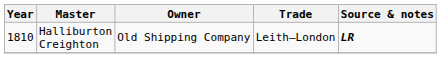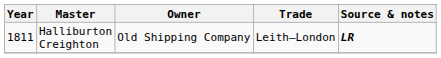(20, 38) 1810 -> (20, 38) 1811
